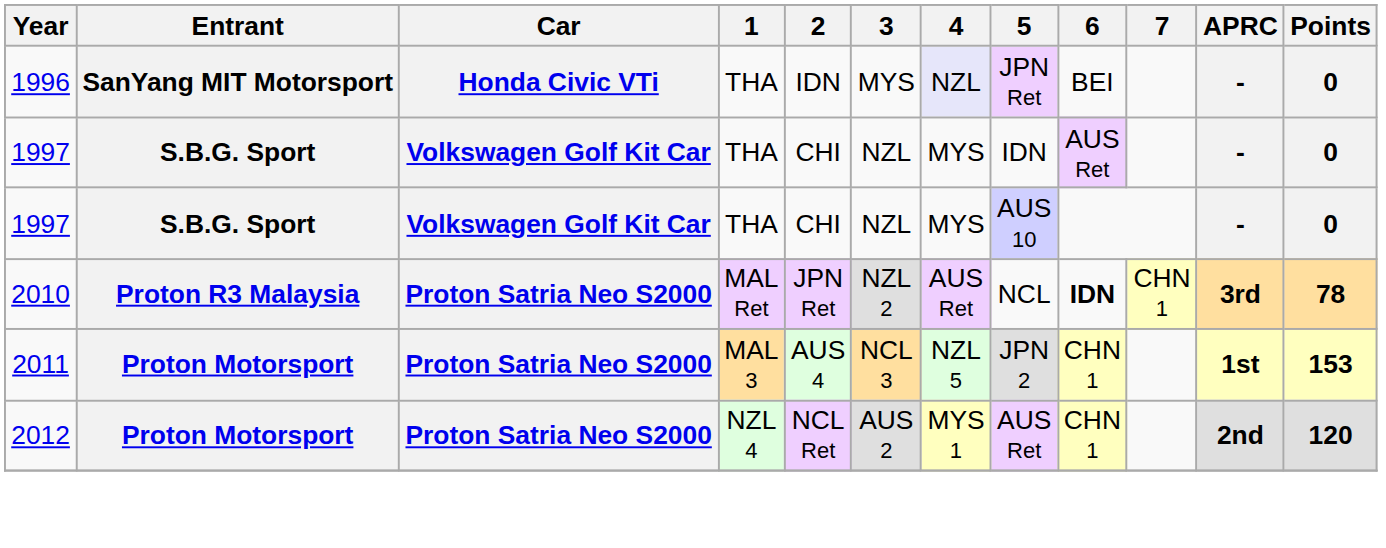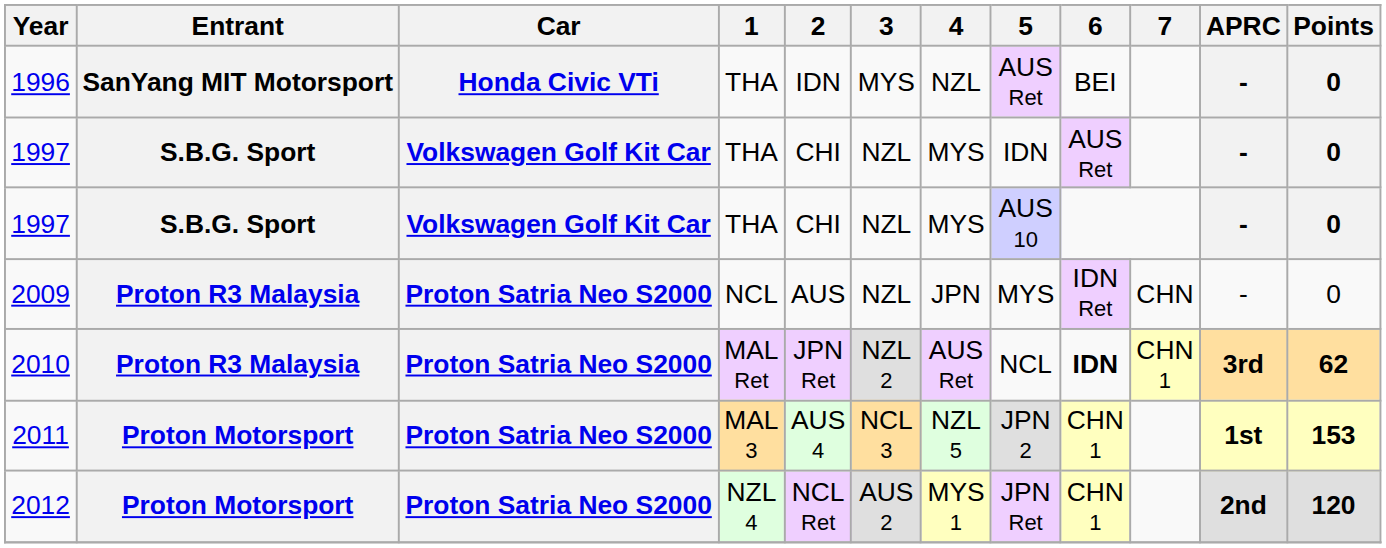(956, 81) lavender background -> (956, 81) no background
(1024, 81) JPN Ret -> (1026, 81) AUS Ret
+ row: (41, 294)
(1331, 294) 78 -> (1334, 364) 62
(1024, 434) AUS Ret -> (1026, 505) JPN Ret
